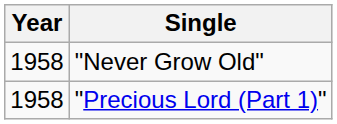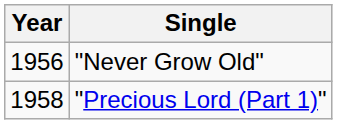(37, 61) 1958 -> (37, 61) 1956
